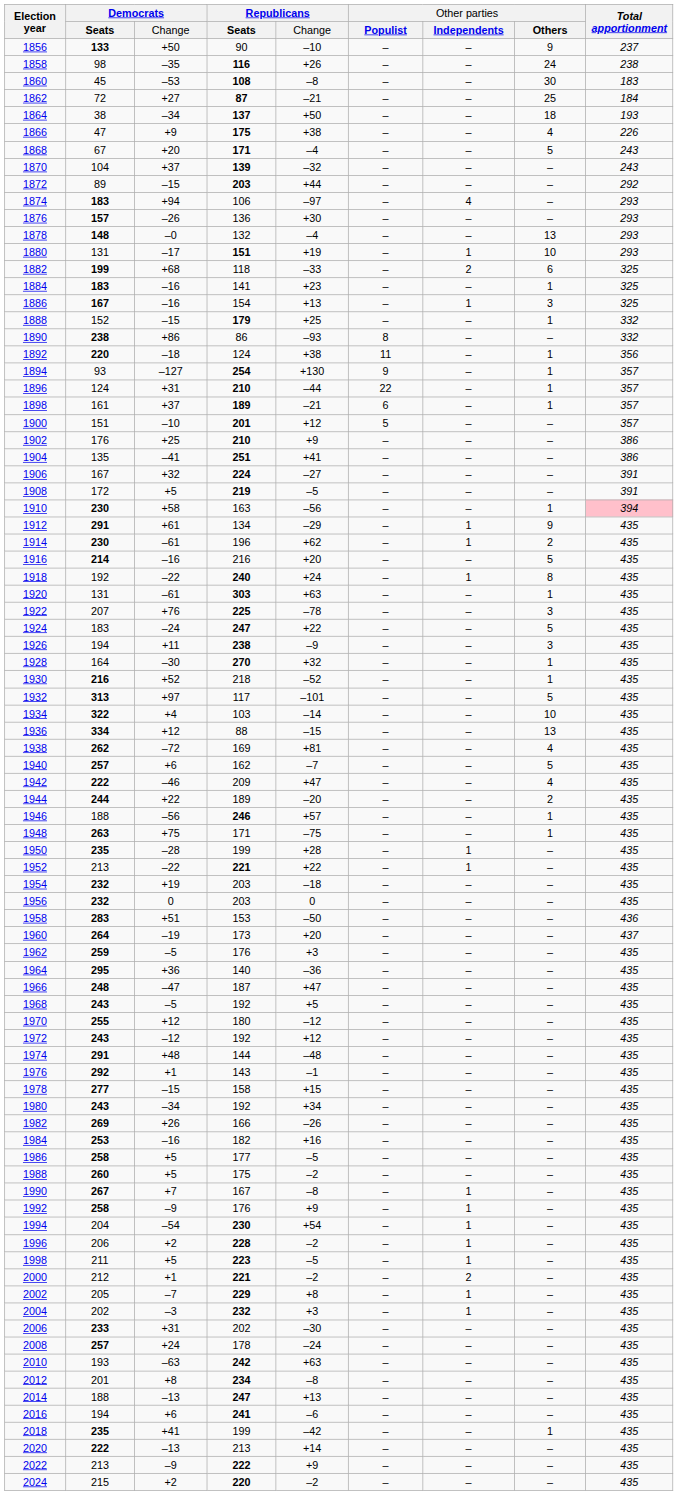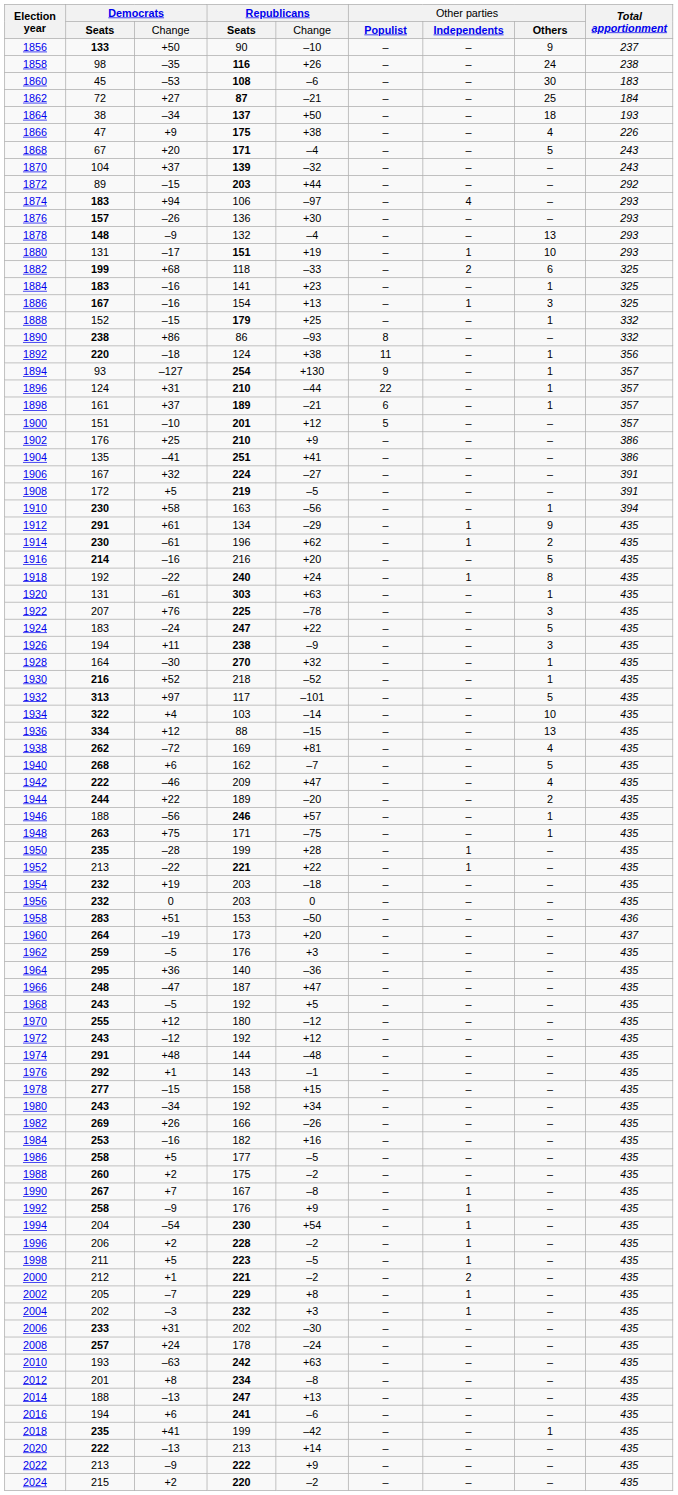(312, 81) –8 -> (312, 81) –6
(171, 235) –0 -> (171, 235) –9
(629, 509) pink background -> (629, 509) no background
(100, 765) 257 -> (100, 765) 268
(171, 1175) +5 -> (171, 1175) +2
